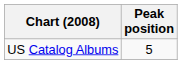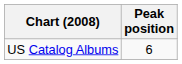(149, 49) 5 -> (149, 49) 6
